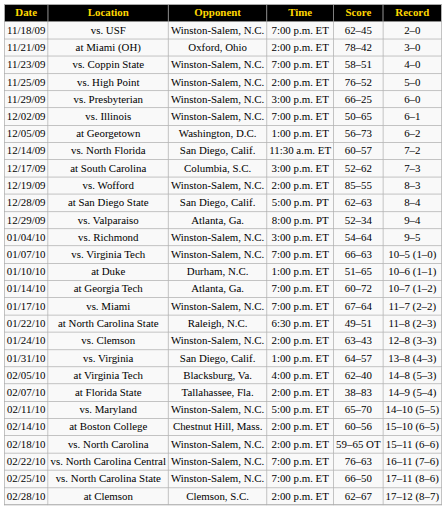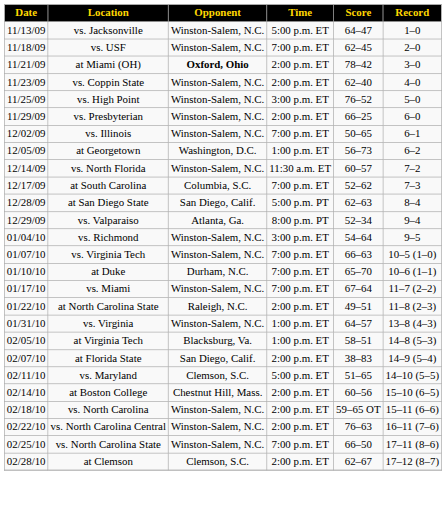+ row: (108, 30)
(218, 47) normal -> (218, 64) bold
(300, 64) 7:00 p.m. ET -> (300, 82) 2:00 p.m. ET
(358, 64) 58–51 -> (358, 82) 62–40
(300, 82) 2:00 p.m. ET -> (300, 99) 3:00 p.m. ET
(300, 99) 3:00 p.m. ET -> (300, 116) 2:00 p.m. ET
(218, 151) San Diego, Calif. -> (218, 168) Winston-Salem, N.C.
(300, 168) 3:00 p.m. ET -> (300, 185) 7:00 p.m. ET
- row: (108, 185)
(300, 271) 1:00 p.m. ET -> (300, 271) 7:00 p.m. ET
(358, 271) 51–65 -> (358, 271) 65–70
- row: (108, 289)
(300, 323) 6:30 p.m. ET -> (300, 306) 2:00 p.m. ET
- row: (108, 340)
(218, 358) San Diego, Calif. -> (218, 323) Winston-Salem, N.C.
(300, 375) 4:00 p.m. ET -> (300, 340) 1:00 p.m. ET
(358, 375) 62–40 -> (358, 340) 58–51
(218, 392) Tallahassee, Fla. -> (218, 358) San Diego, Calif.
(218, 409) Winston-Salem, N.C. -> (218, 375) Clemson, S.C.
(358, 409) 65–70 -> (358, 375) 51–65
(300, 461) 7:00 p.m. ET -> (300, 427) 2:00 p.m. ET
